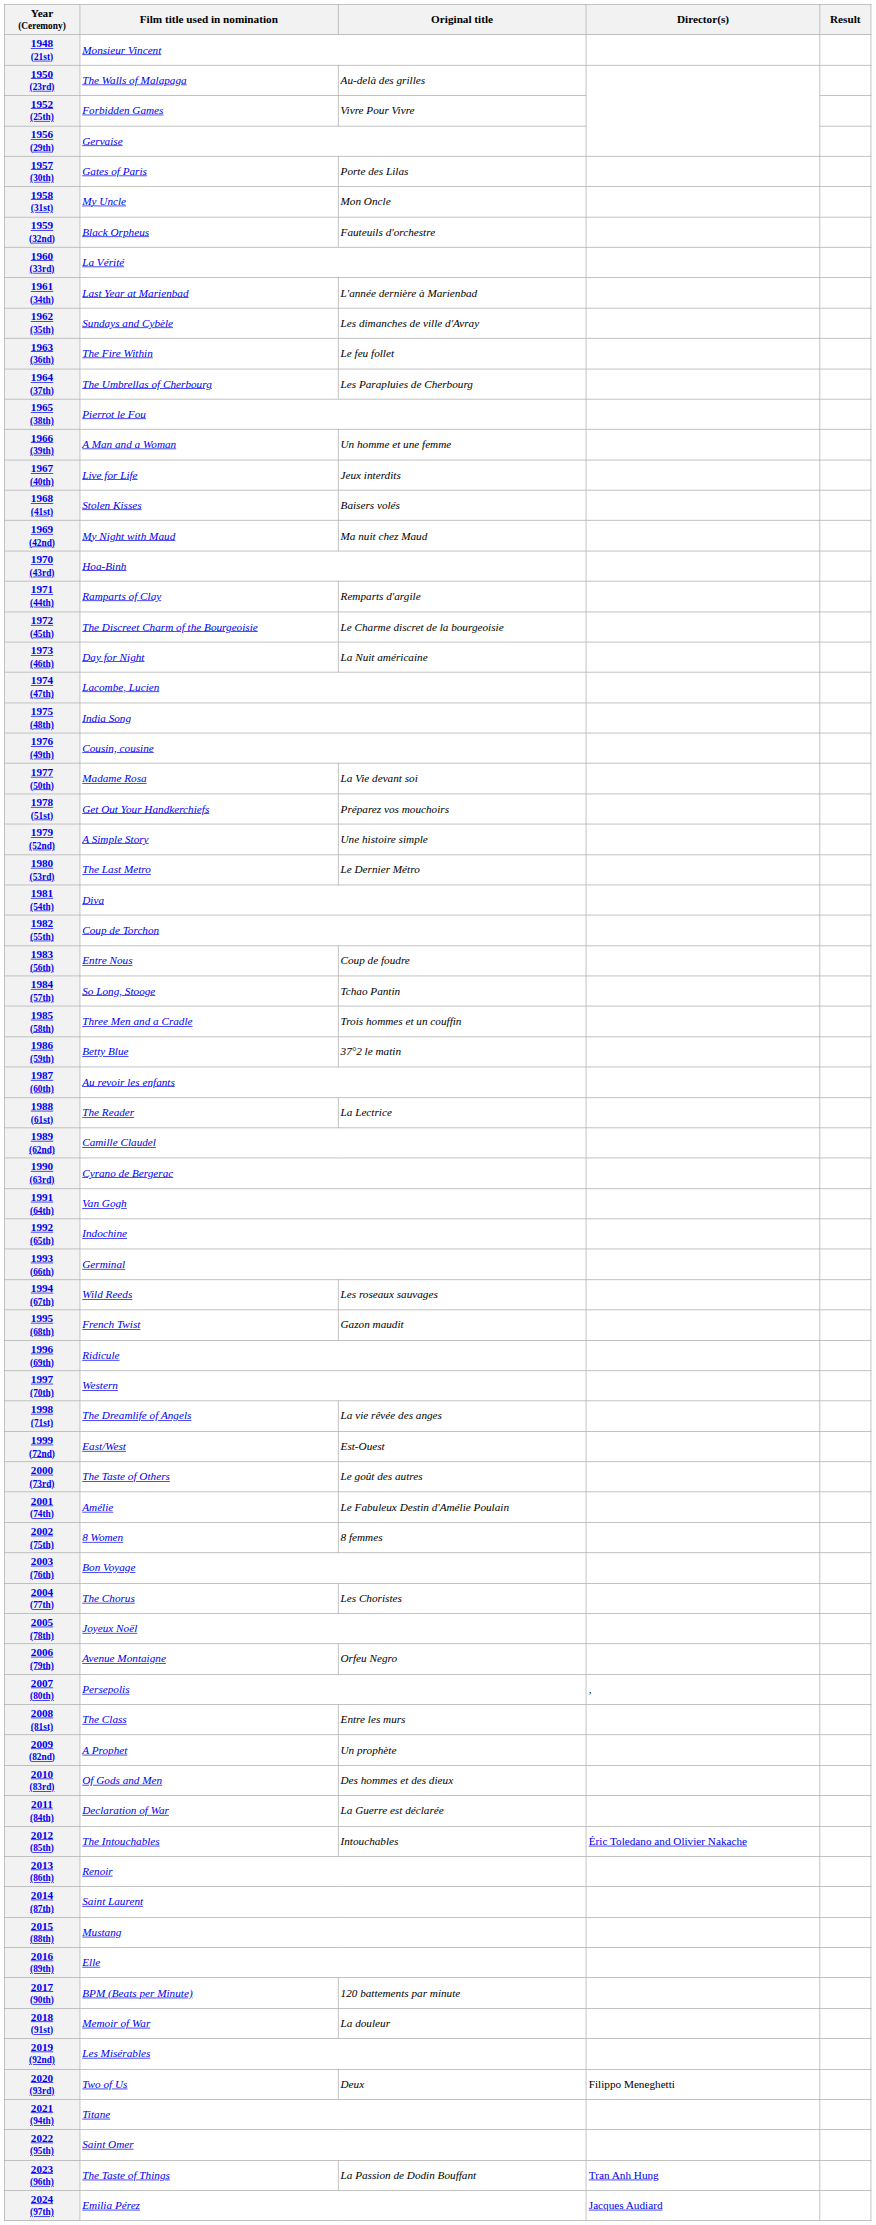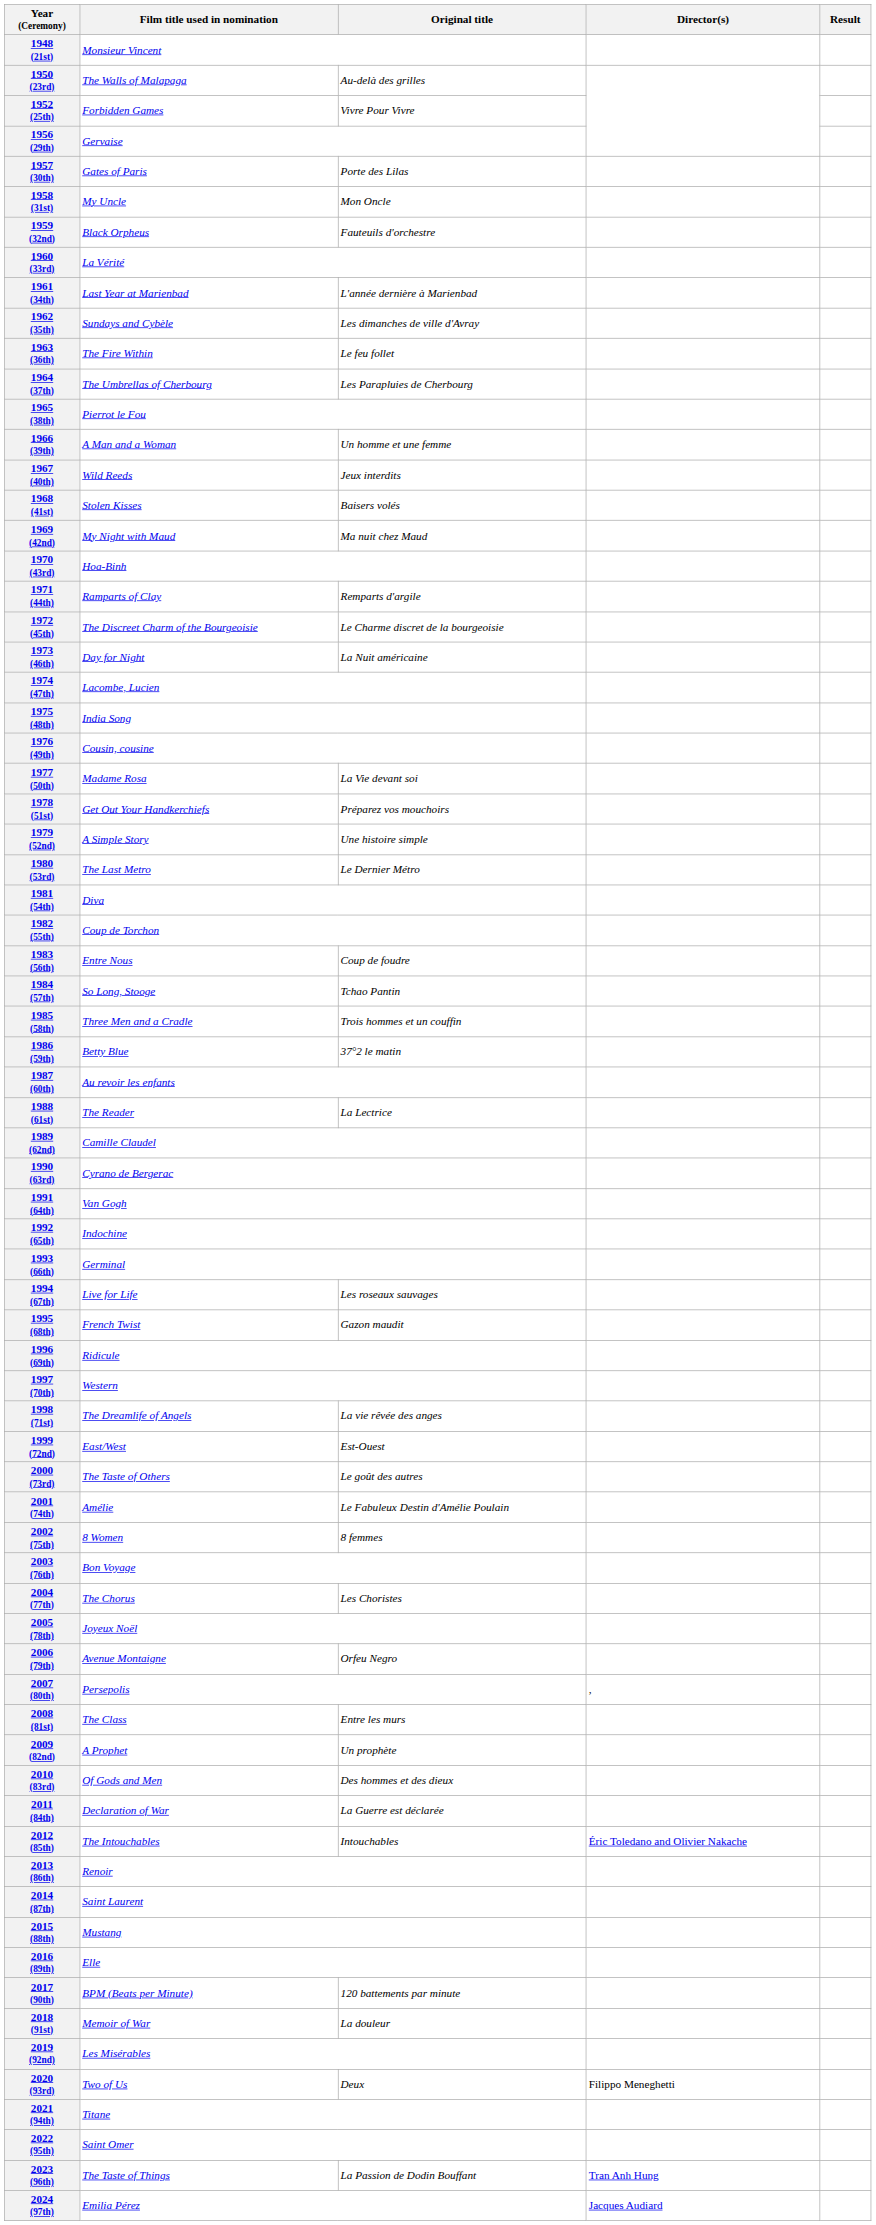(110, 475) Live for Life -> (107, 475) Wild Reeds
(107, 1294) Wild Reeds -> (110, 1294) Live for Life
